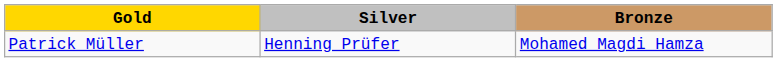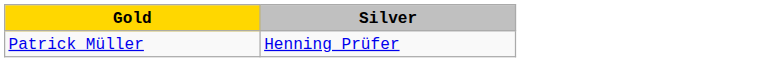- column: (644, 18)
